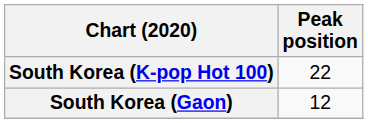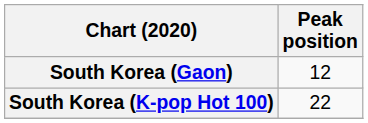rows swapped: (141, 103) <-> (141, 72)
